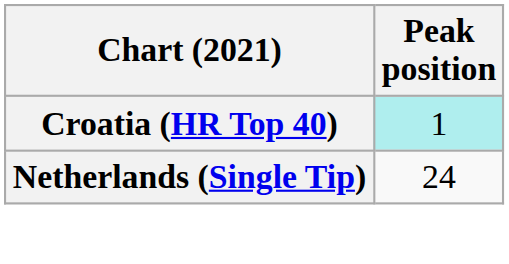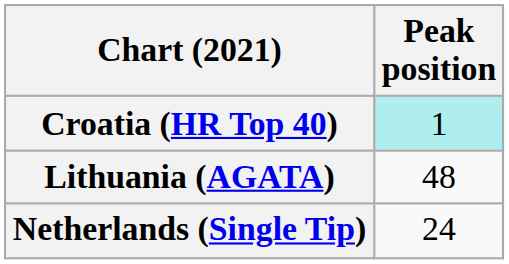+ row: (189, 176)
